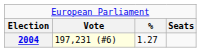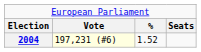(147, 40) 1.27 -> (147, 40) 1.52
